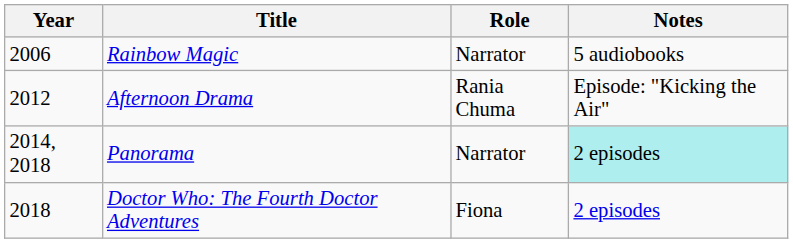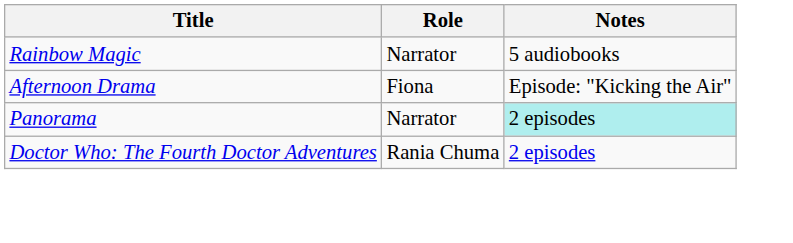- column: (53, 20)
(485, 97) Rania Chuma -> (410, 86) Fiona
(479, 209) Fiona -> (443, 151) Rania Chuma
